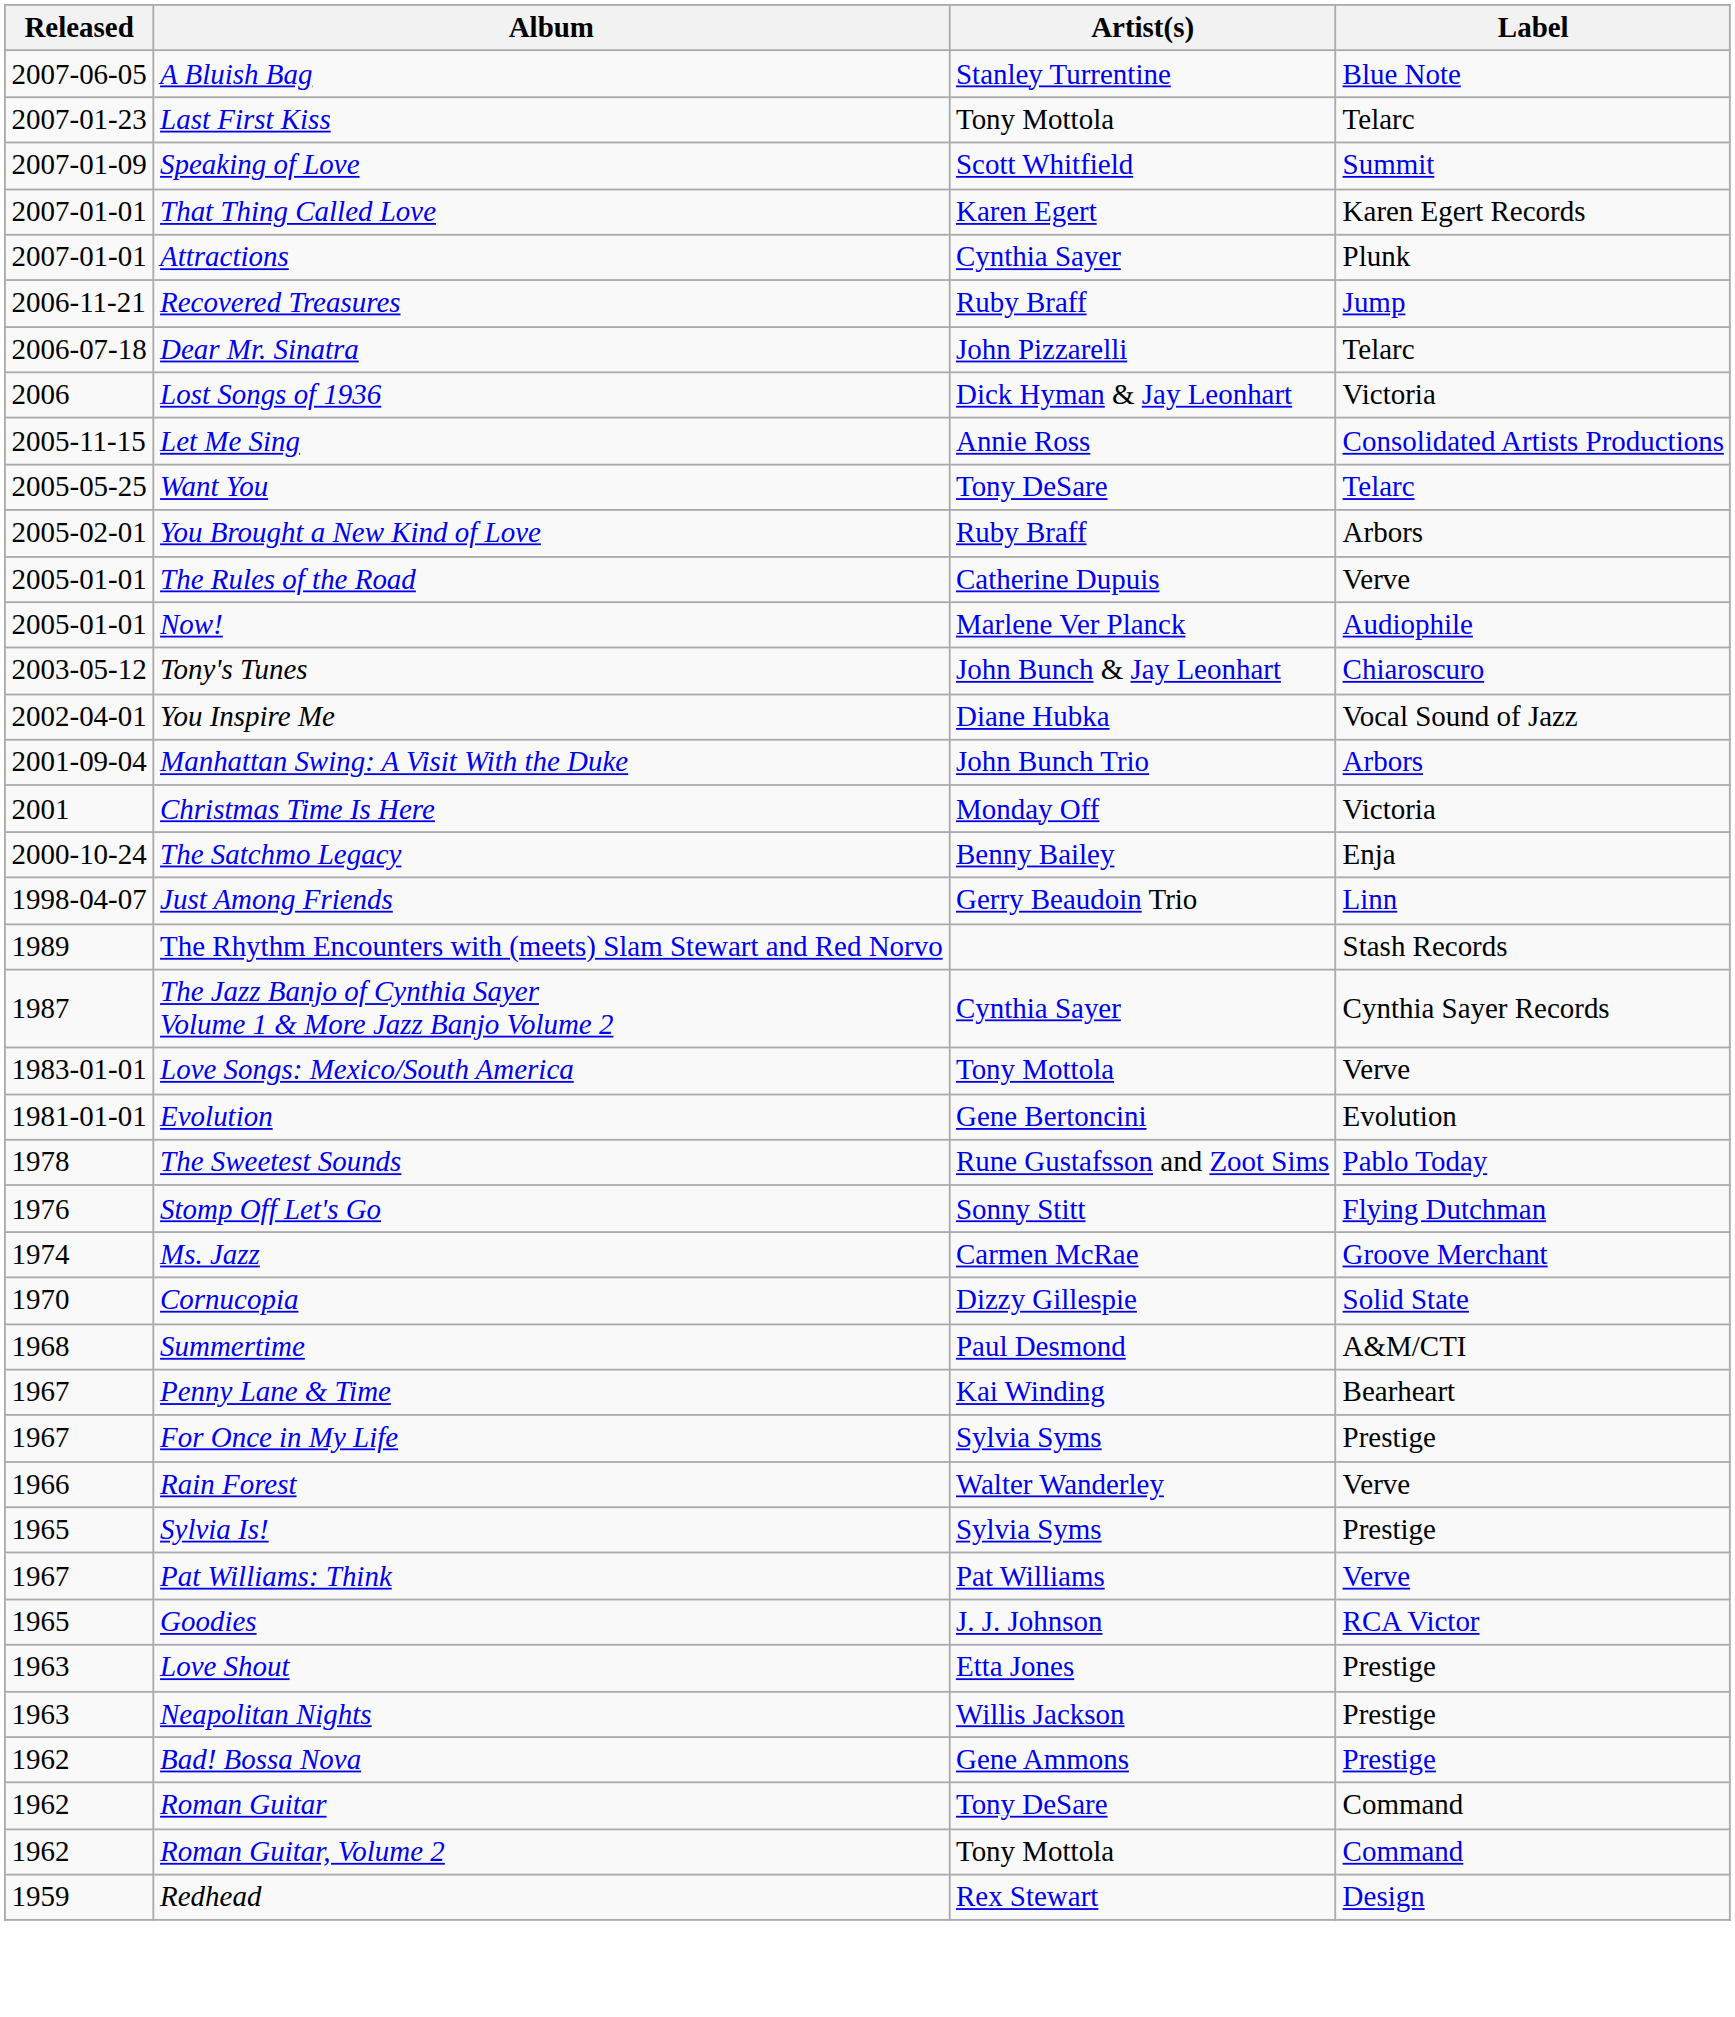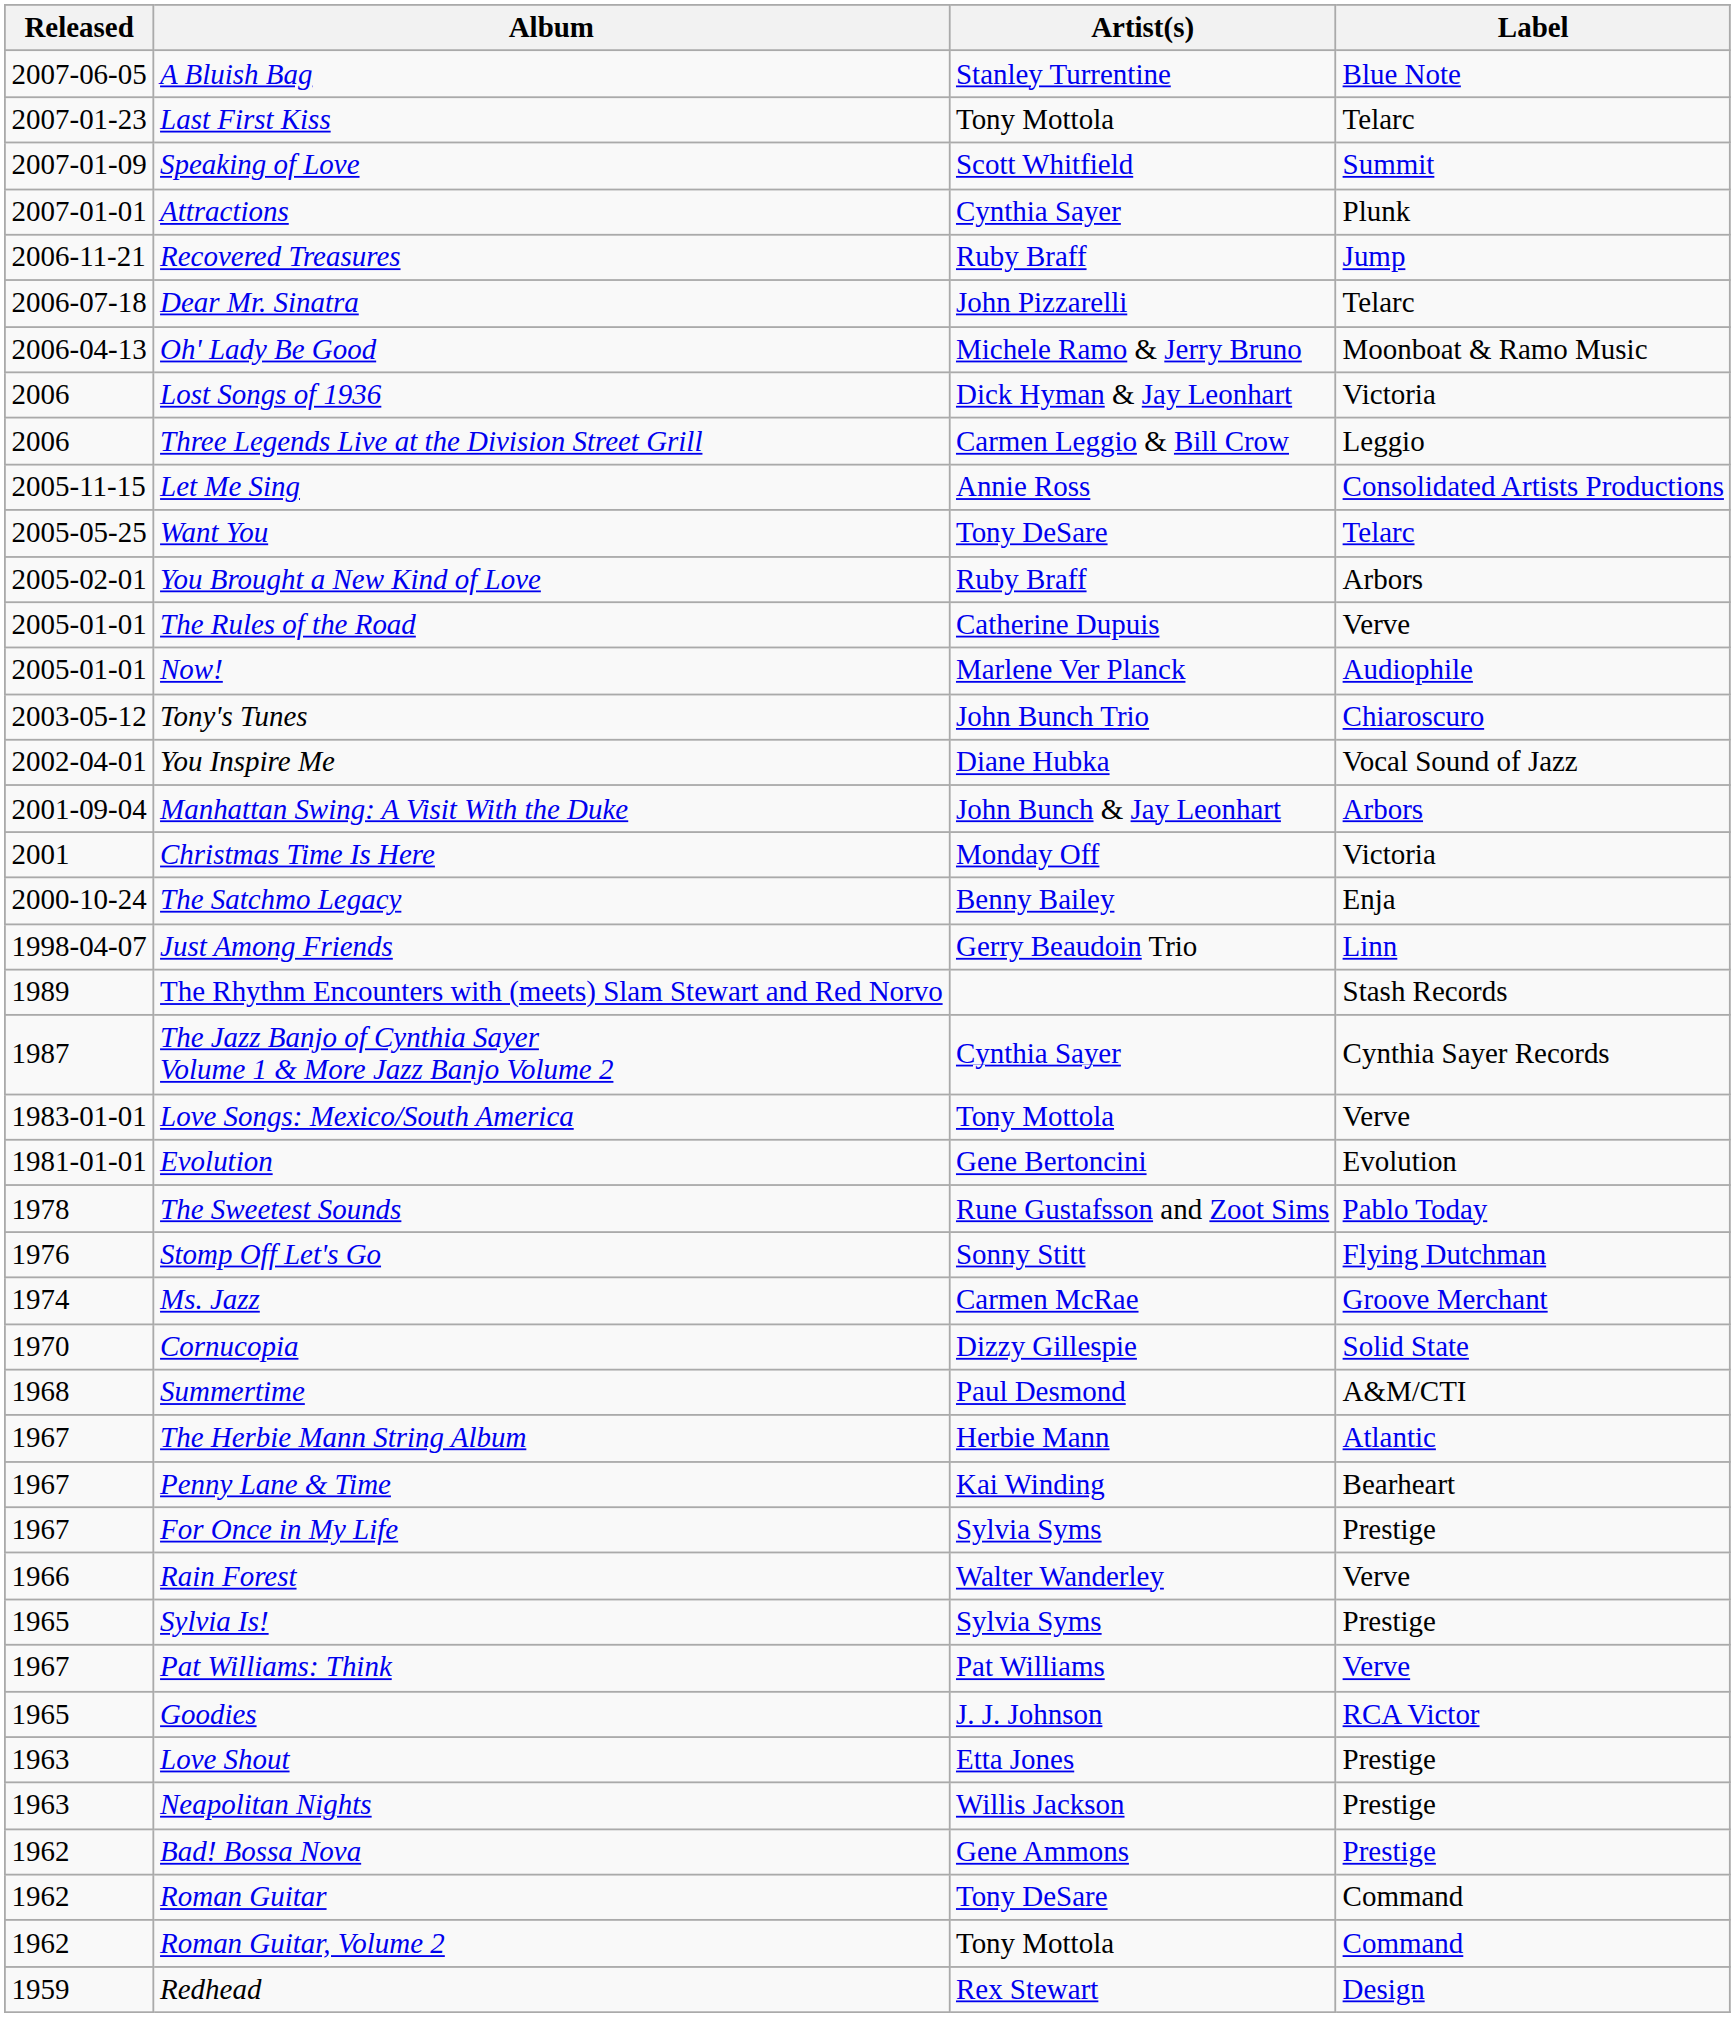- row: (298, 211)
+ row: (268, 348)
+ row: (431, 440)
(1118, 670) John Bunch & Jay Leonhart -> (1053, 716) John Bunch Trio
(1053, 762) John Bunch Trio -> (1118, 808) John Bunch & Jay Leonhart
+ row: (343, 1437)
